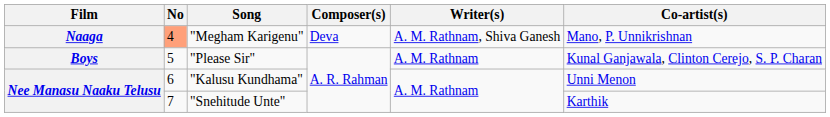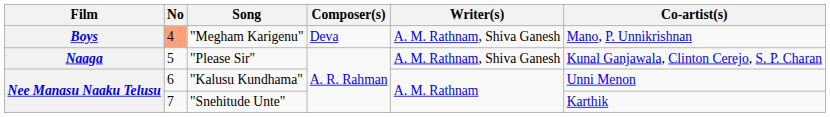(84, 36) Naaga -> (84, 36) Boys
(84, 58) Boys -> (84, 58) Naaga
(436, 58) A. M. Rathnam -> (477, 58) A. M. Rathnam, Shiva Ganesh
